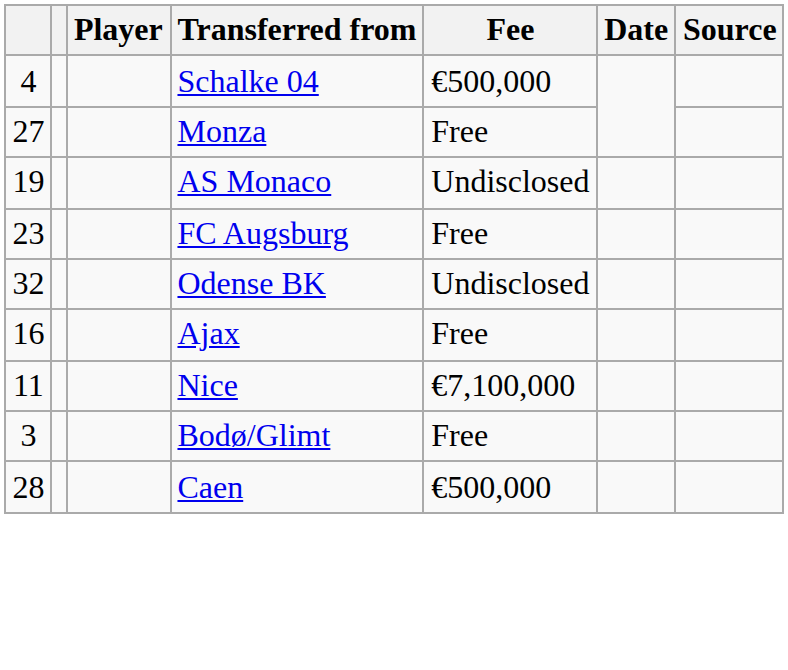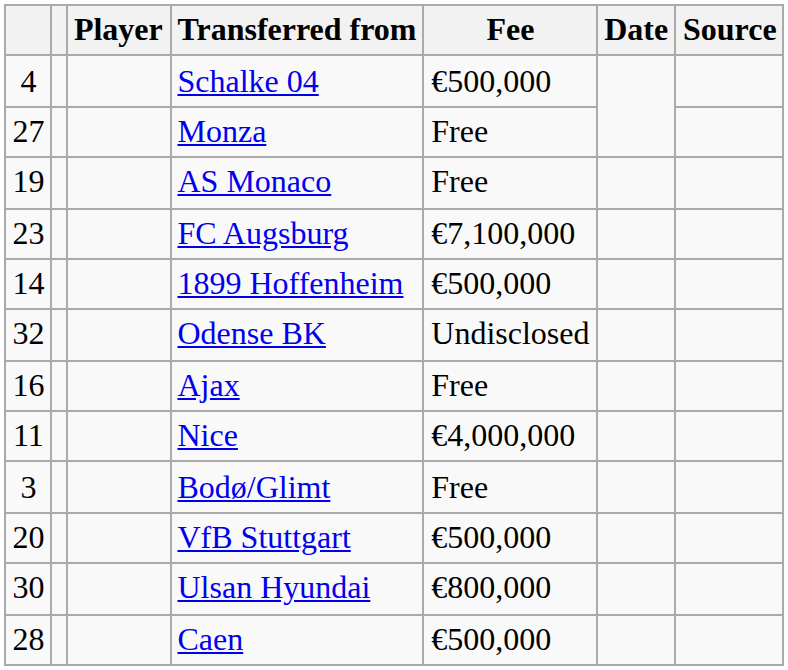(510, 182) Undisclosed -> (460, 182) Free
(460, 232) Free -> (503, 232) €7,100,000
+ row: (290, 283)
(503, 385) €7,100,000 -> (503, 435) €4,000,000
+ row: (264, 537)
+ row: (274, 588)
